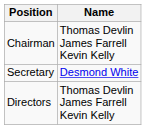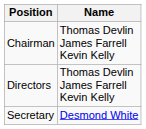rows swapped: (31, 73) <-> (29, 103)
